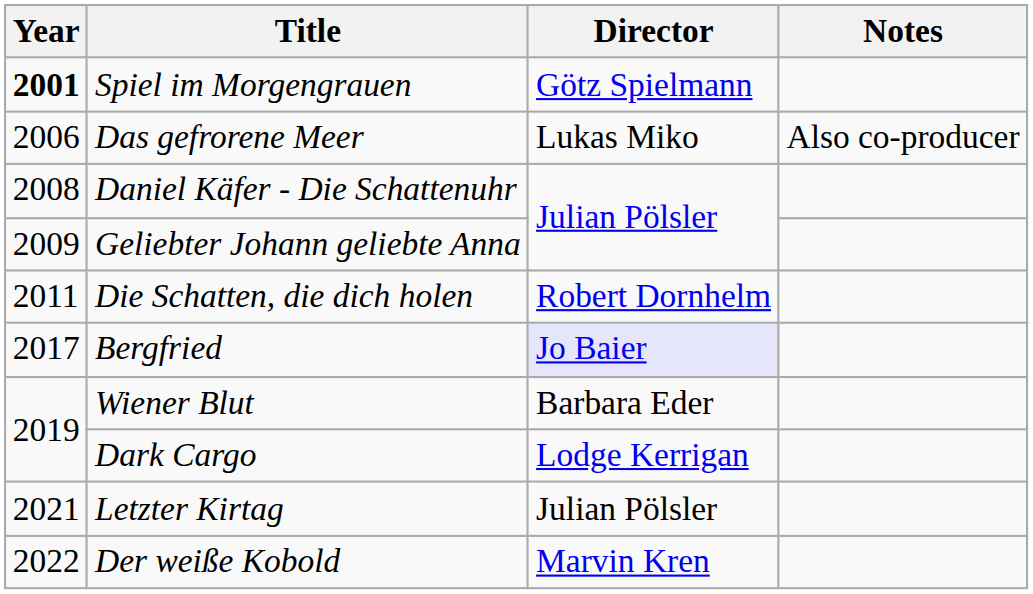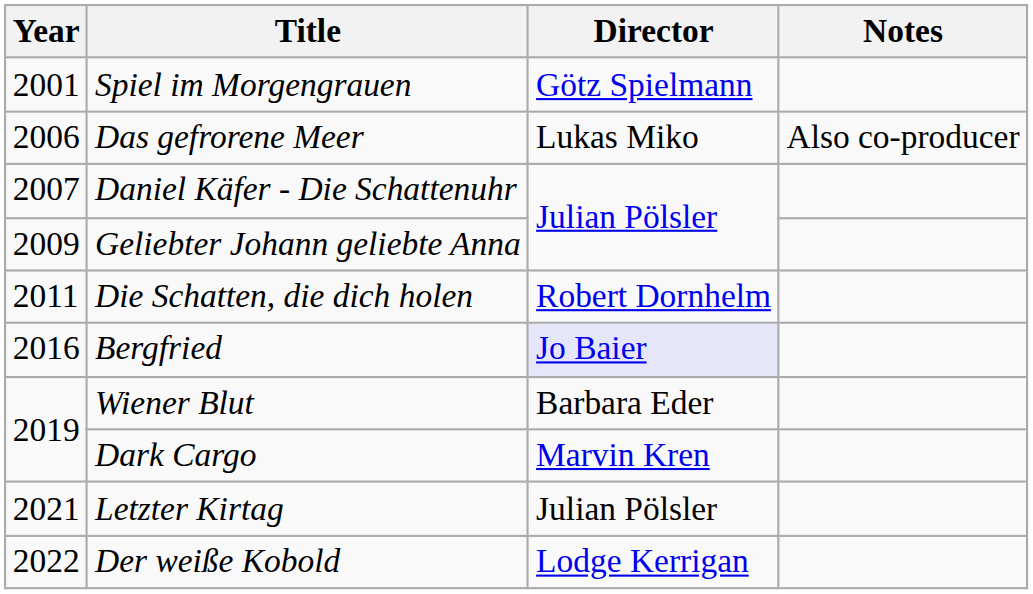(46, 84) bold -> (46, 84) normal
(46, 190) 2008 -> (46, 190) 2007
(46, 349) 2017 -> (46, 349) 2016
(642, 455) Lodge Kerrigan -> (623, 455) Marvin Kren
(623, 561) Marvin Kren -> (642, 561) Lodge Kerrigan
